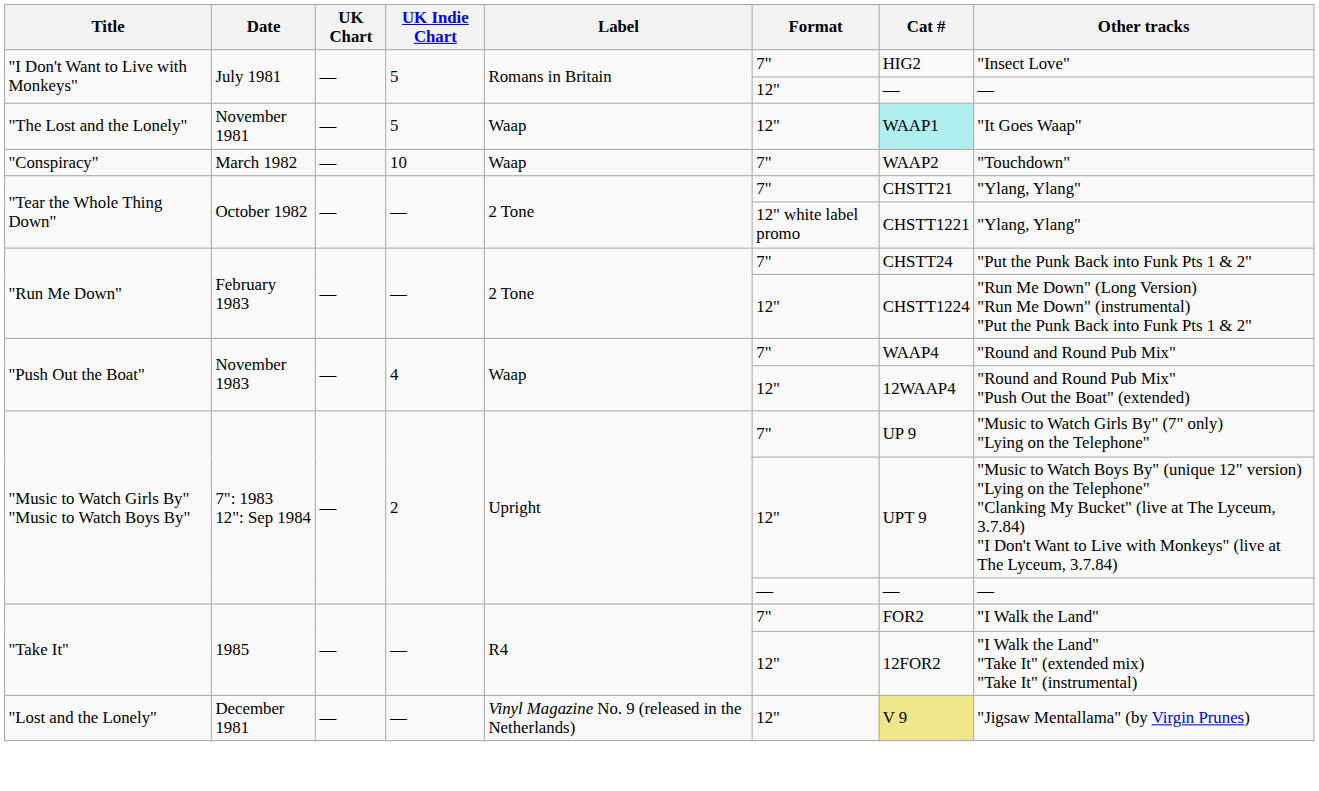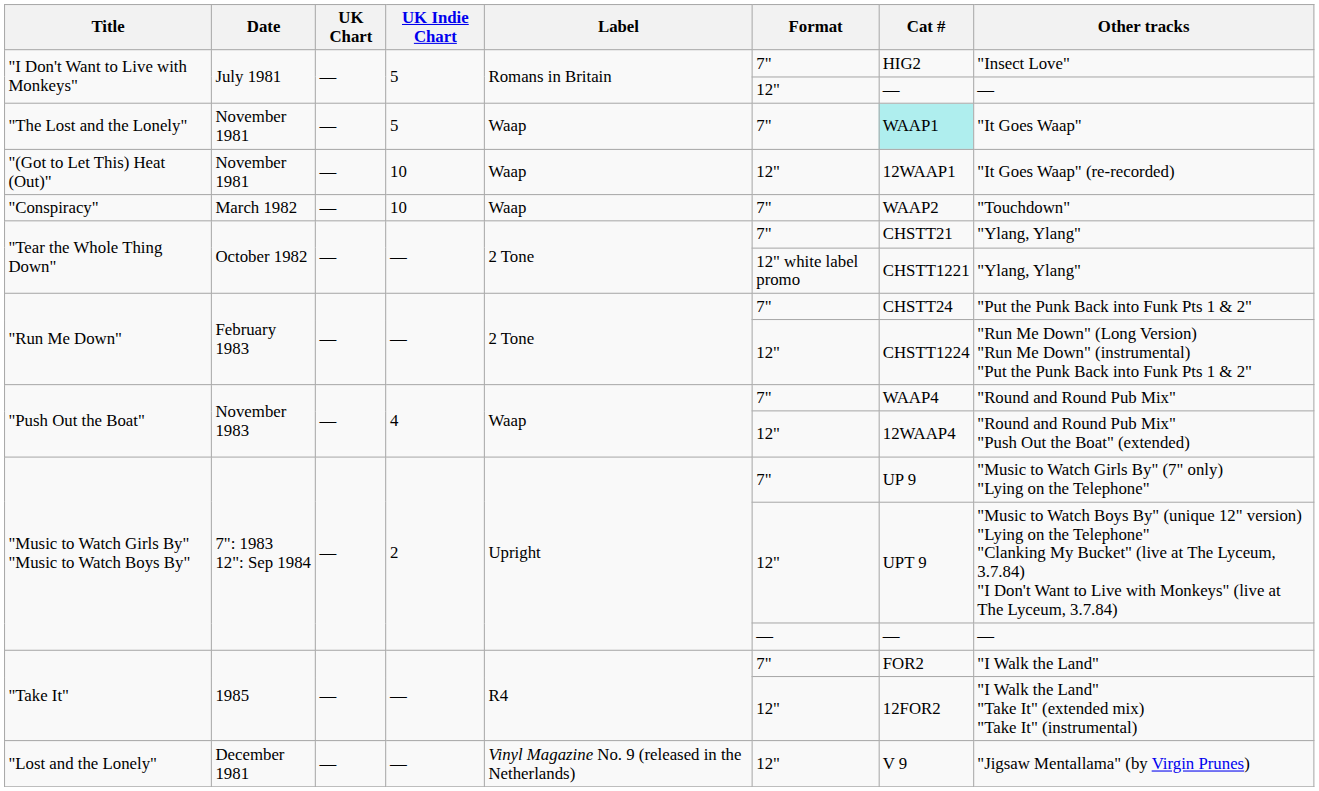(768, 126) 12" -> (764, 126) 7"
+ row: (87, 171)
(895, 718) khaki background -> (895, 763) no background
